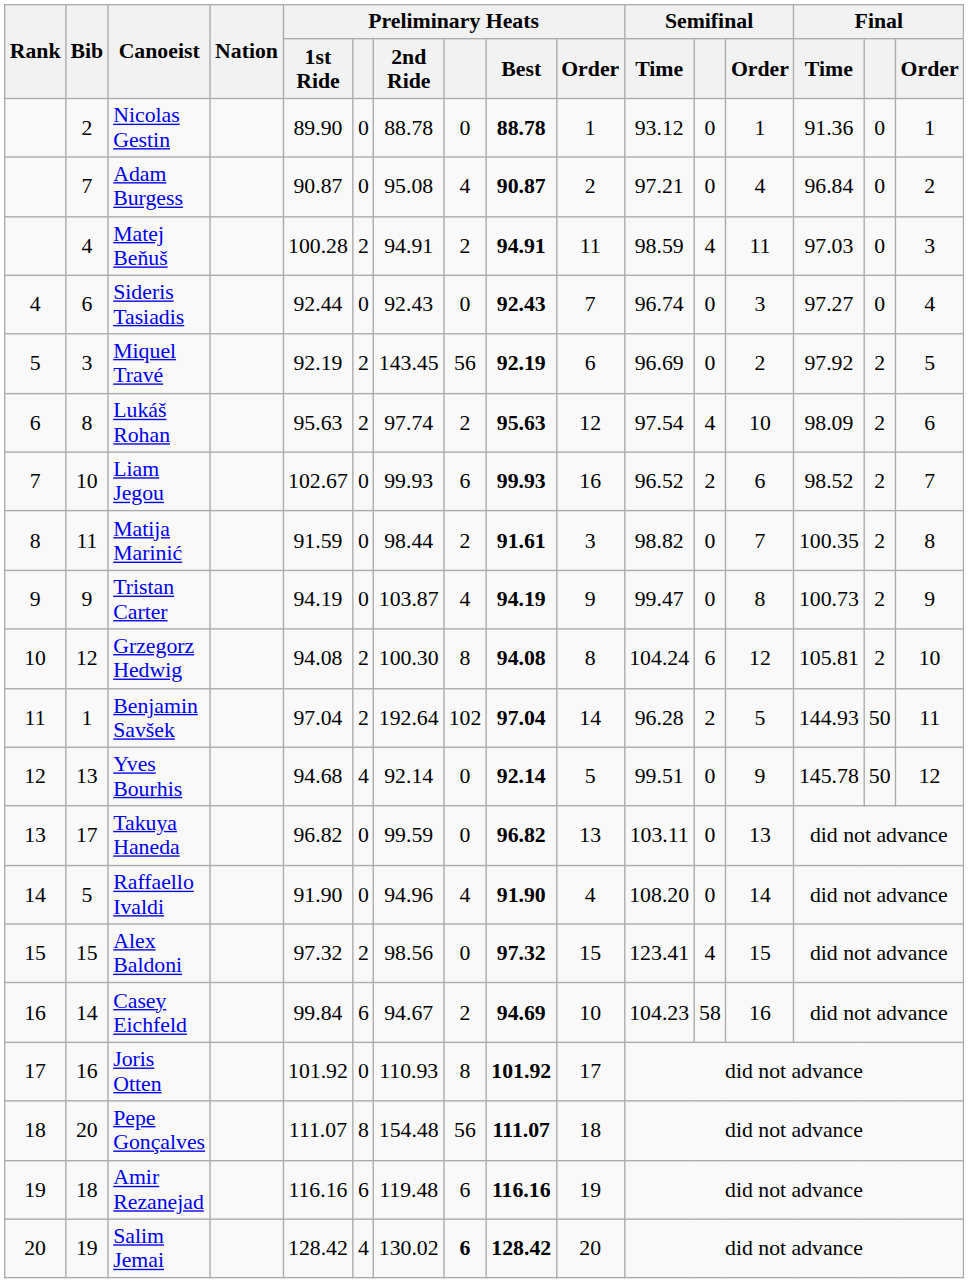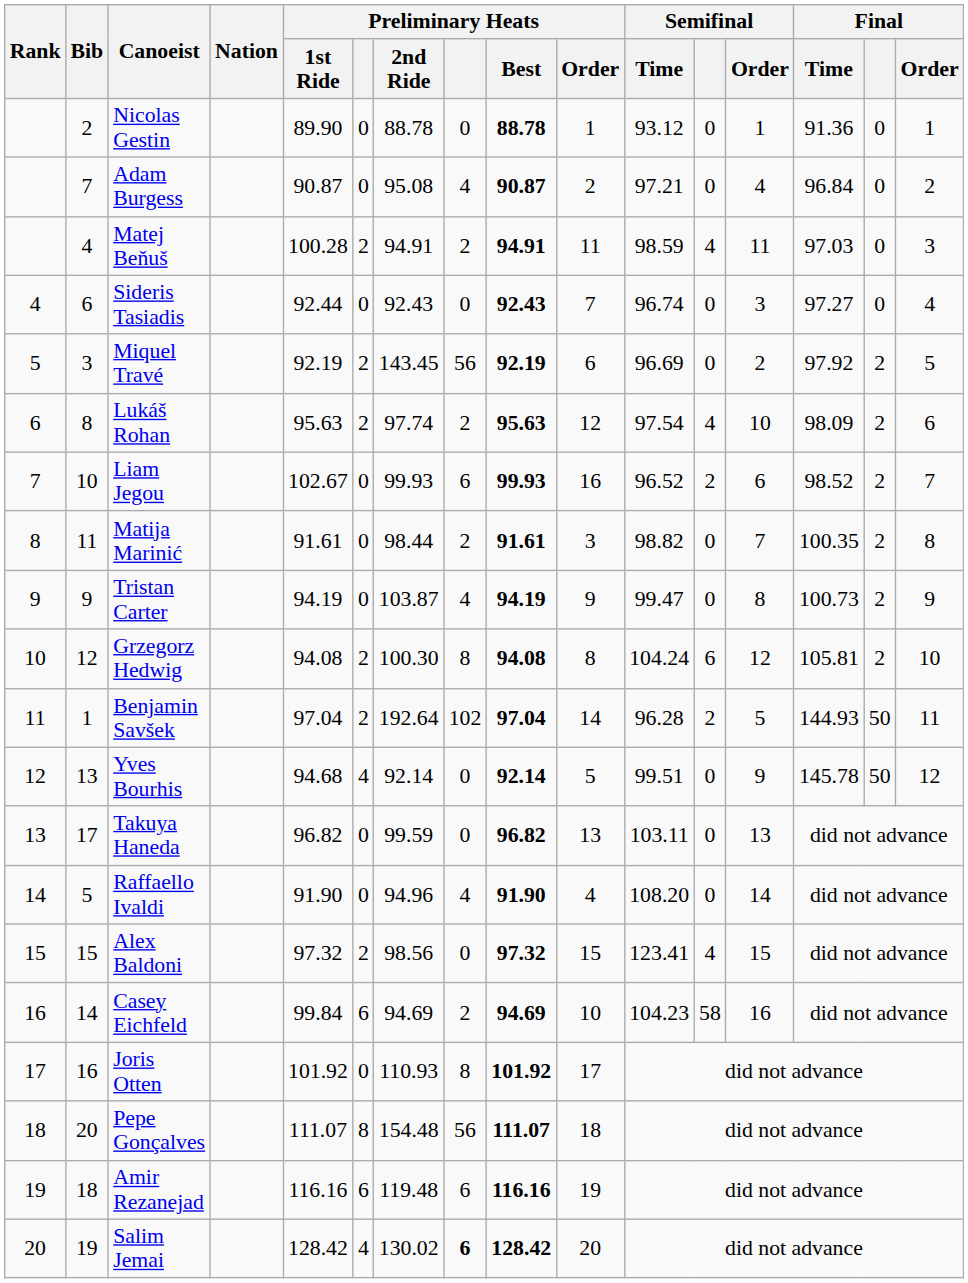(318, 540) 91.59 -> (318, 540) 91.61
(409, 1012) 94.67 -> (409, 1012) 94.69
